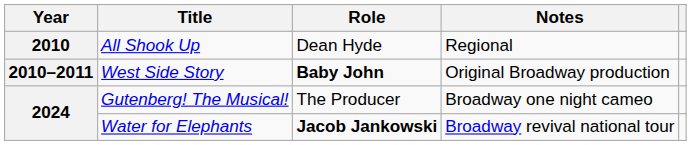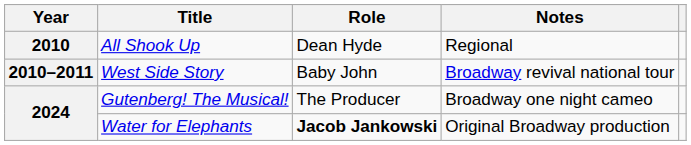(340, 72) bold -> (337, 72) normal
(557, 72) Original Broadway production -> (560, 72) Broadway revival national tour
(560, 126) Broadway revival national tour -> (557, 126) Original Broadway production
